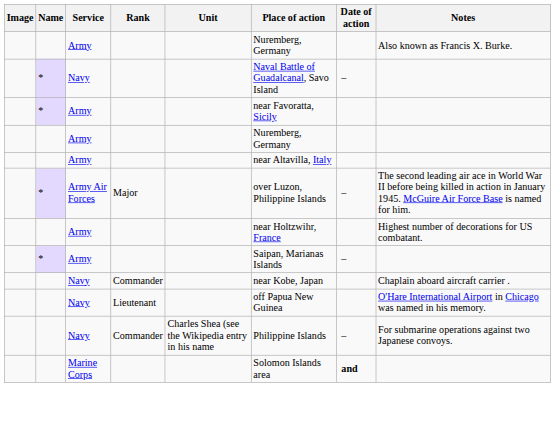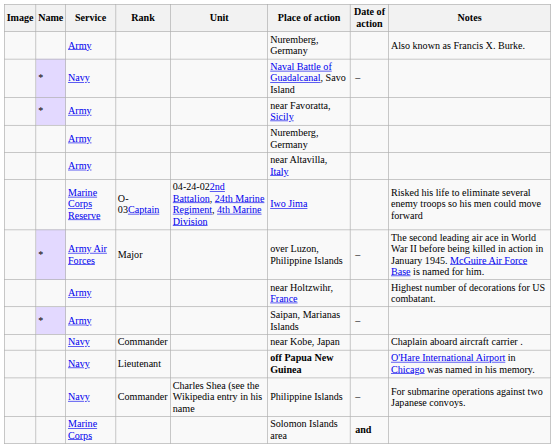+ row: (84, 204)
(283, 302) normal -> (302, 364) bold
